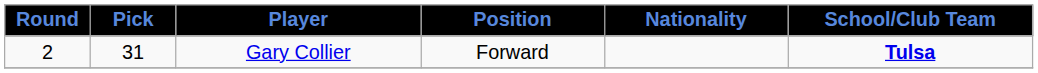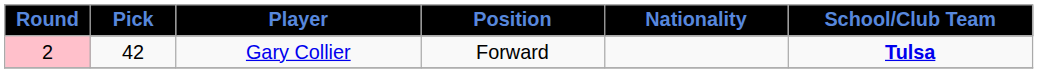(47, 51) no background -> (47, 51) pink background
(133, 51) 31 -> (133, 51) 42
